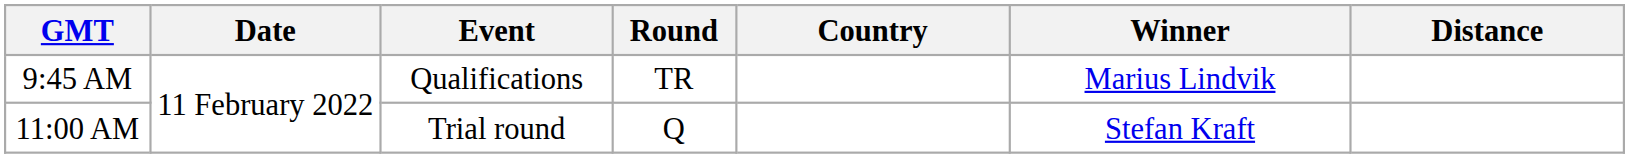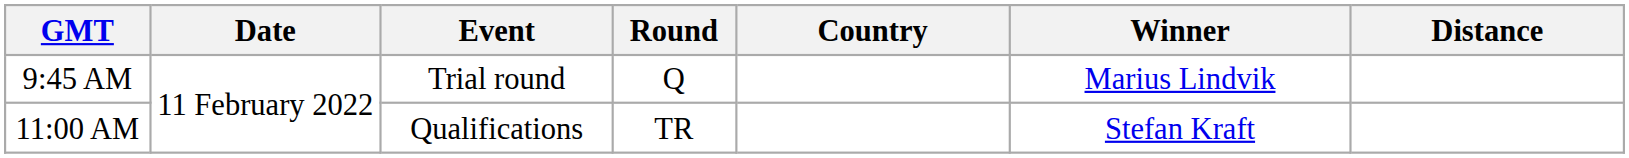(497, 79) Qualifications -> (497, 79) Trial round
(674, 79) TR -> (674, 79) Q
(497, 128) Trial round -> (497, 128) Qualifications
(674, 128) Q -> (674, 128) TR
